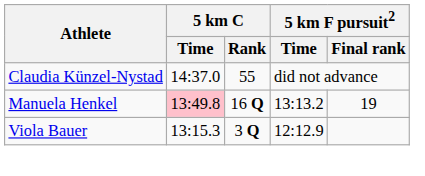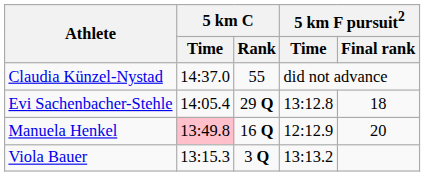+ row: (90, 103)
(299, 103) 13:13.2 -> (308, 131) 12:12.9
(368, 103) 19 -> (378, 131) 20
(299, 131) 12:12.9 -> (308, 158) 13:13.2
